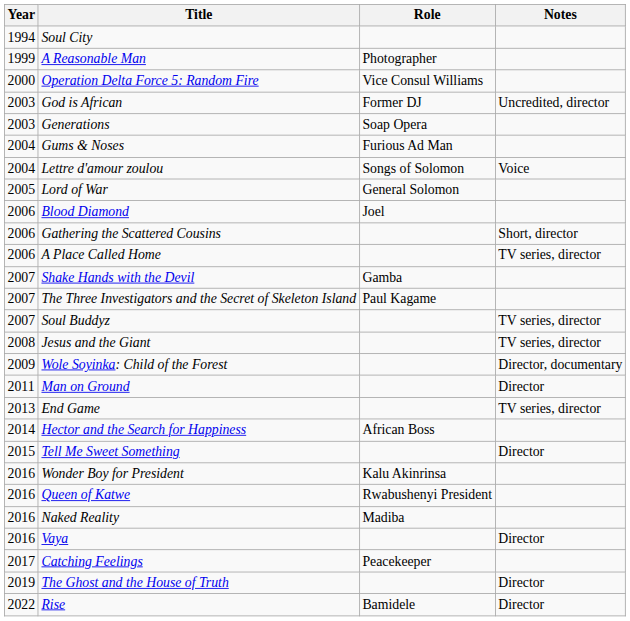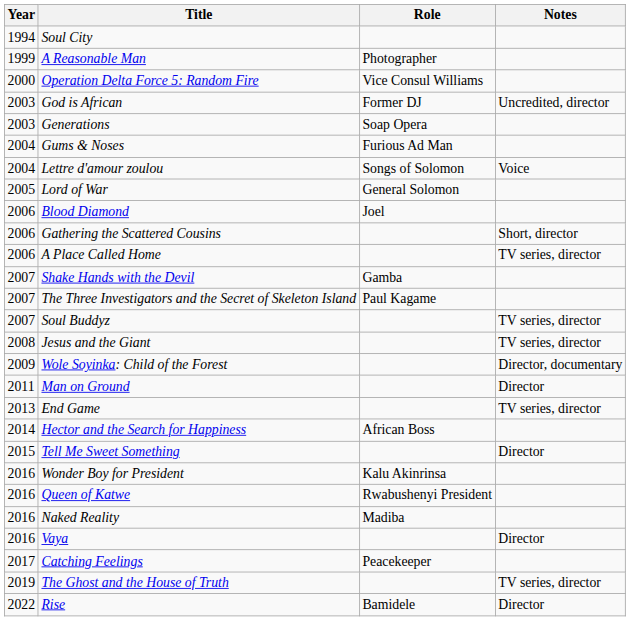(521, 582) Director -> (550, 582) TV series, director
